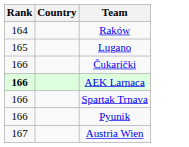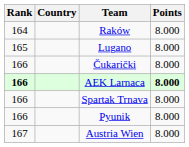+ column: (167, 13)
